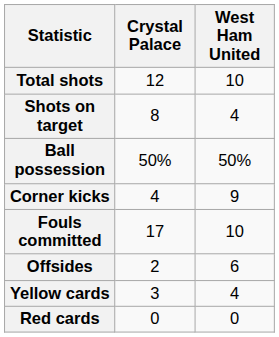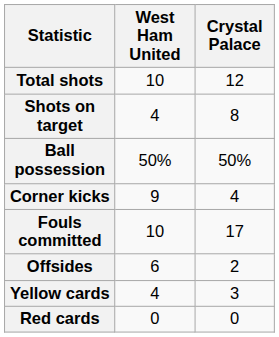columns swapped: (155, 36) <-> (235, 36)
